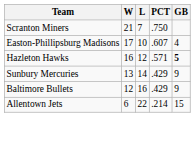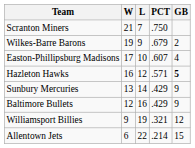+ row: (46, 43)
+ row: (44, 120)
